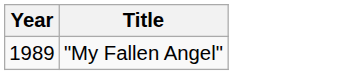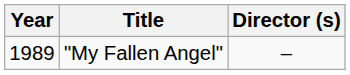+ column: (286, 20)
